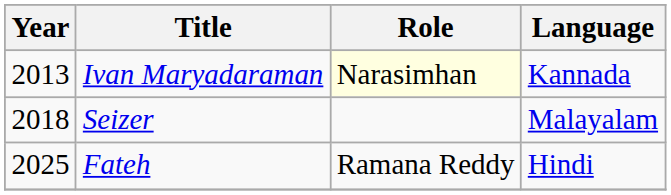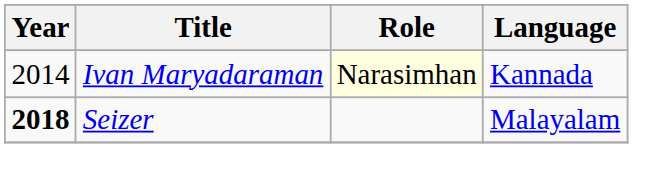(41, 73) 2013 -> (41, 73) 2014
(41, 119) normal -> (41, 119) bold
- row: (117, 165)
